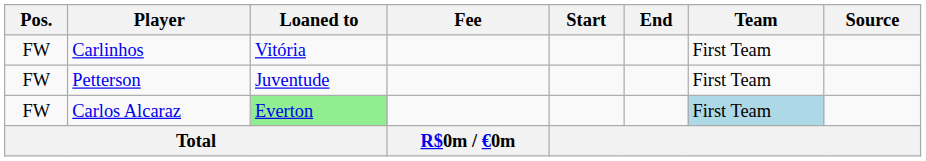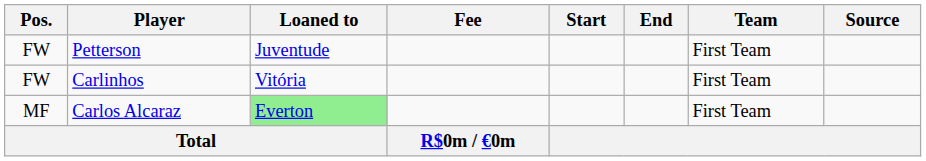rows swapped: (106, 80) <-> (108, 50)
(36, 110) FW -> (36, 110) MF
(732, 110) lightblue background -> (732, 110) no background
